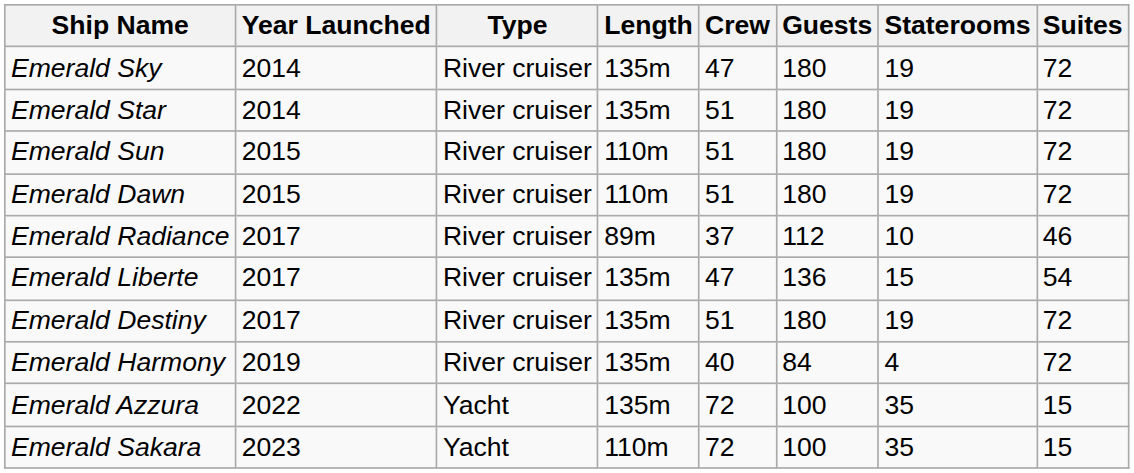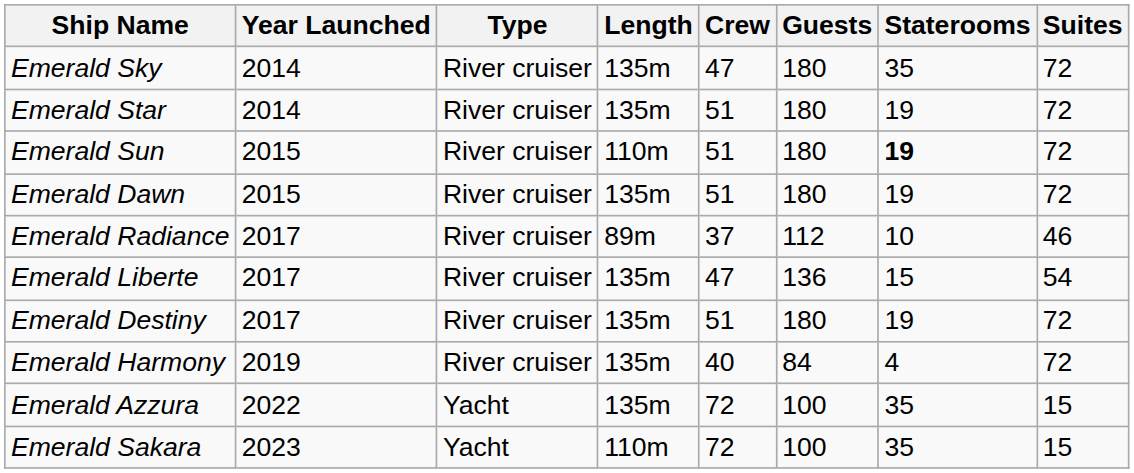(899, 67) 19 -> (899, 67) 35
(899, 151) normal -> (899, 151) bold
(636, 194) 110m -> (637, 194) 135m
